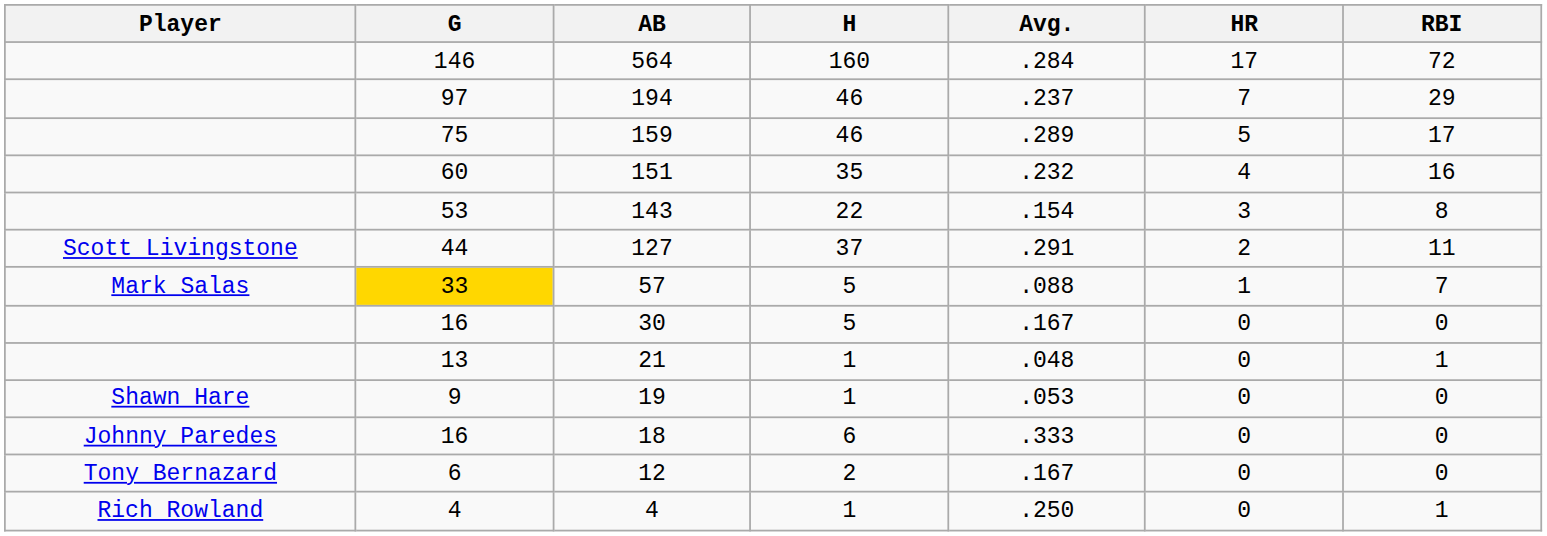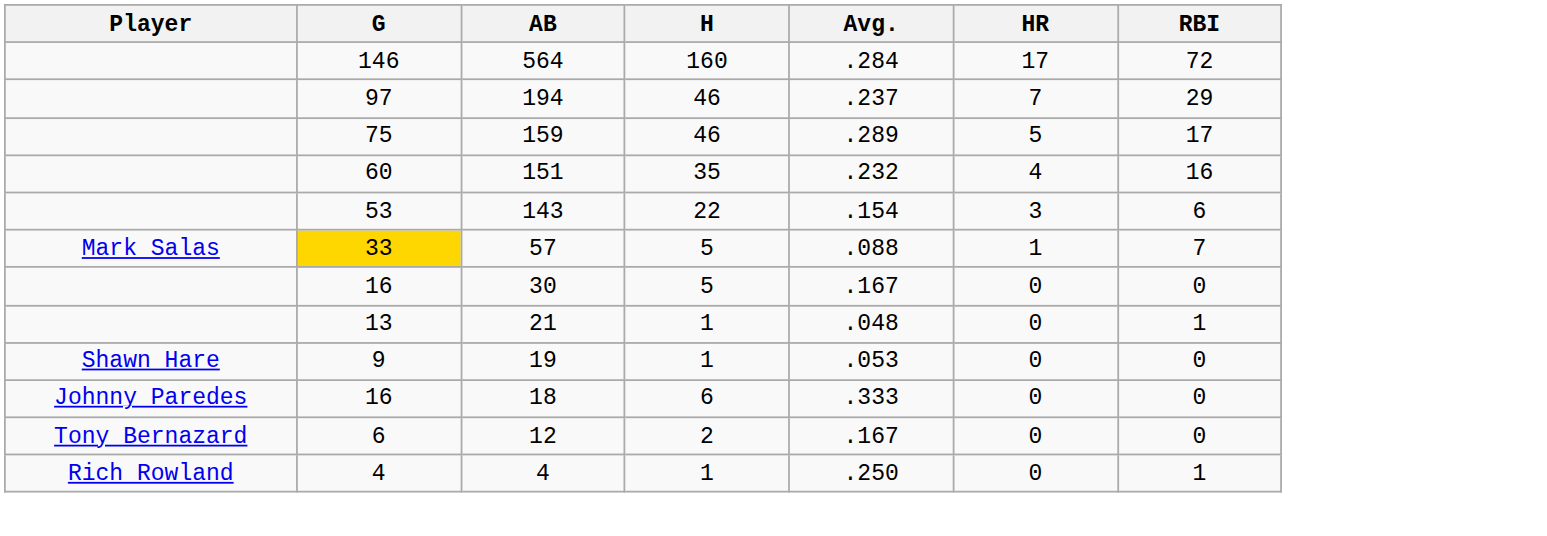(1442, 211) 8 -> (1199, 211) 6
- row: (652, 249)
